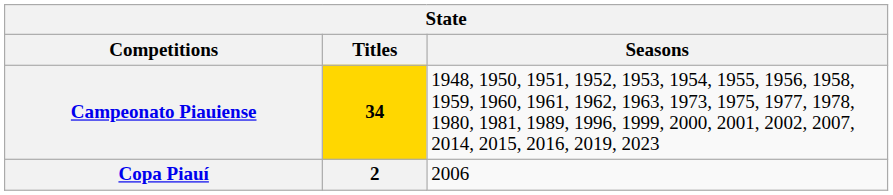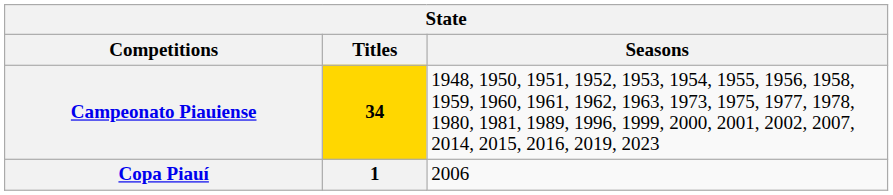(375, 174) 2 -> (375, 174) 1
